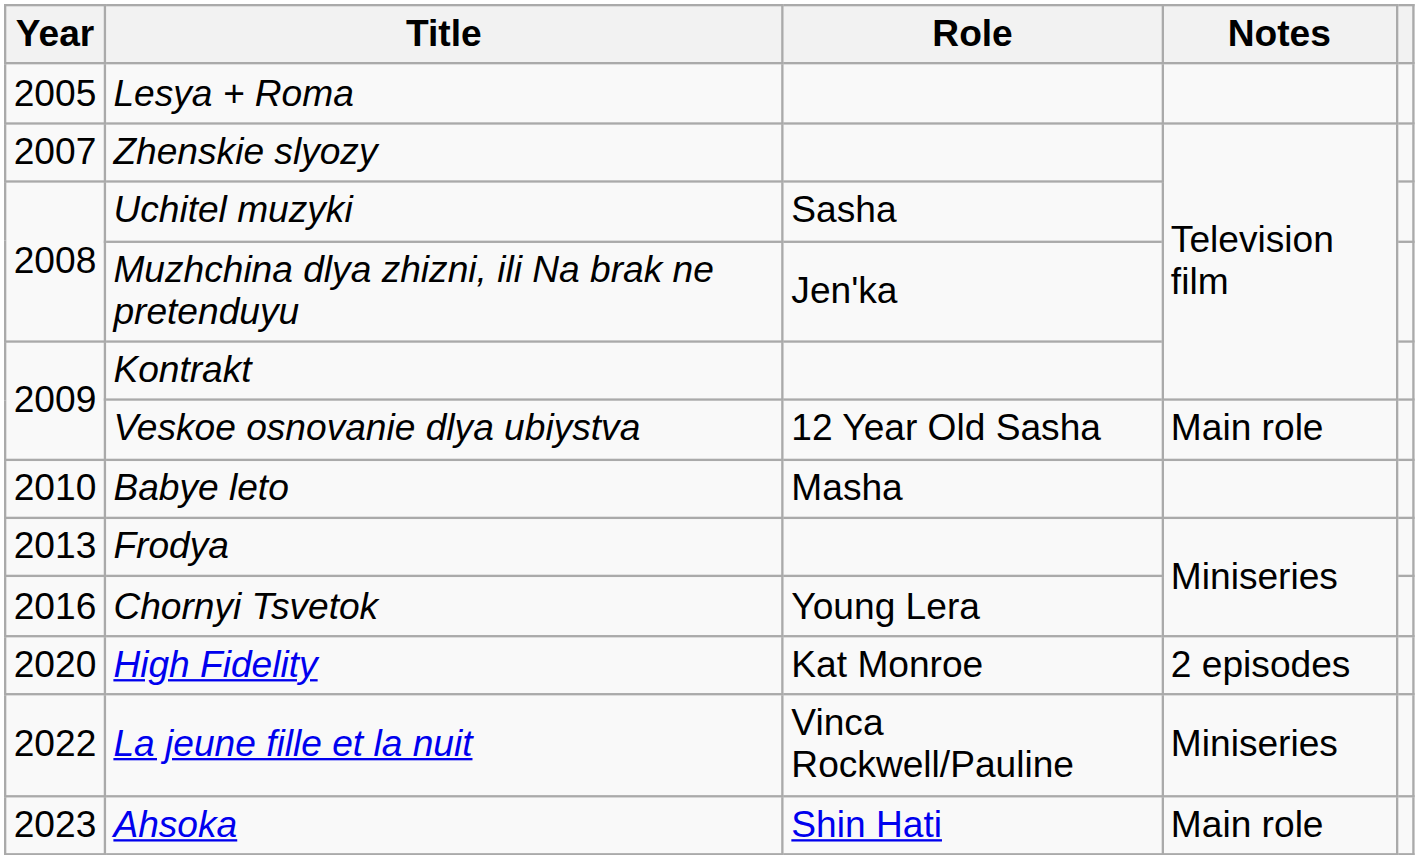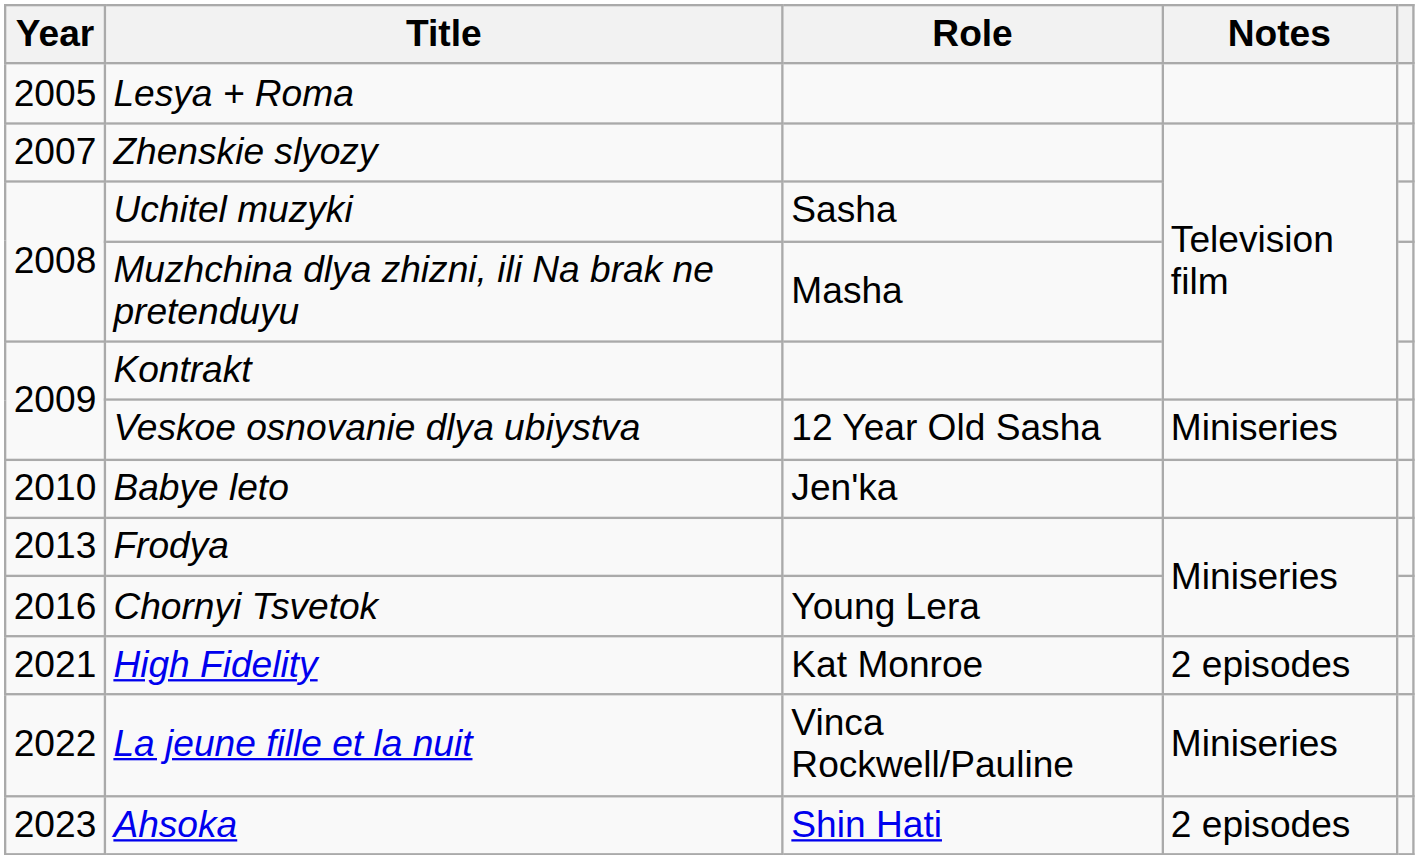(844, 290) Jen'ka -> (847, 290) Masha
(1247, 428) Main role -> (1254, 428) Miniseries
(847, 487) Masha -> (844, 487) Jen'ka
(55, 664) 2020 -> (55, 664) 2021
(1247, 823) Main role -> (1261, 823) 2 episodes
